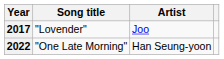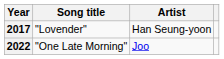(141, 29) Joo -> (172, 29) Han Seung-yoon
(172, 46) Han Seung-yoon -> (141, 46) Joo
